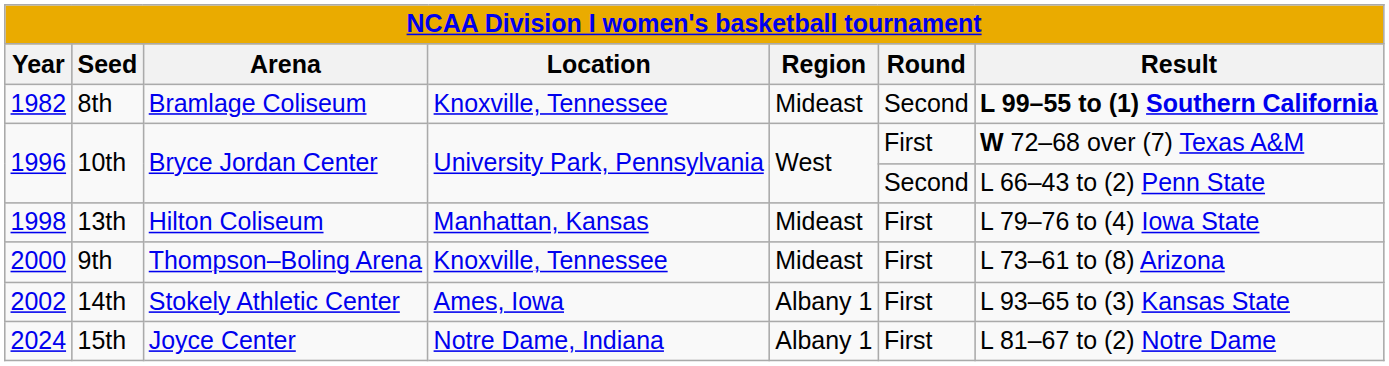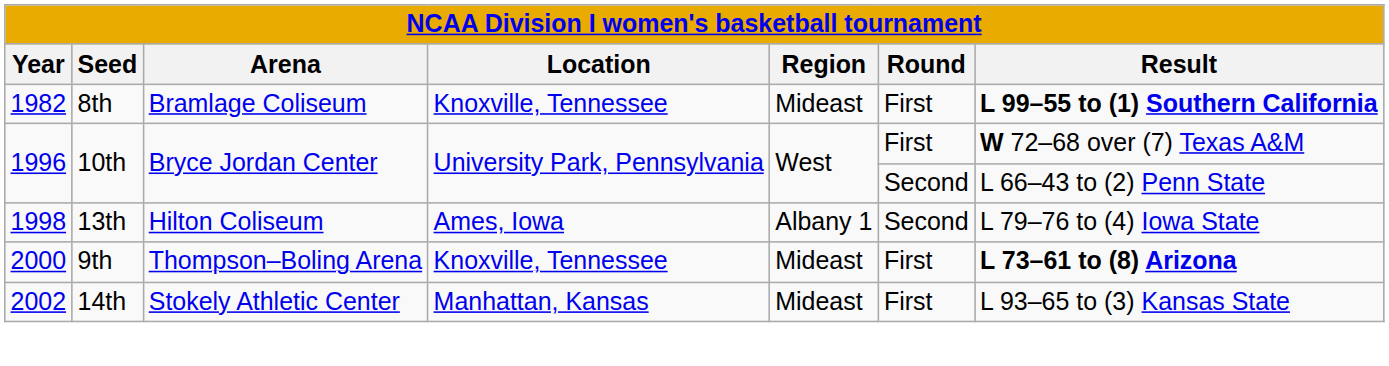(926, 103) Second -> (908, 103) First
(541, 222) Manhattan, Kansas -> (499, 222) Ames, Iowa
(819, 222) Mideast -> (824, 222) Albany 1
(908, 222) First -> (926, 222) Second
(1102, 261) normal -> (1108, 261) bold
(499, 301) Ames, Iowa -> (541, 301) Manhattan, Kansas
(824, 301) Albany 1 -> (819, 301) Mideast
- row: (38, 340)
